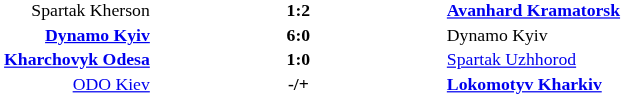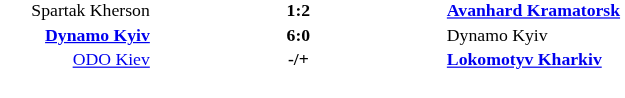- row: (77, 59)
